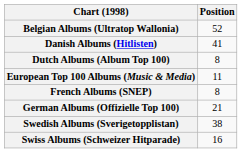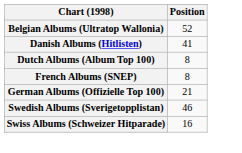- row: (101, 76)
(217, 124) 38 -> (187, 108) 46
